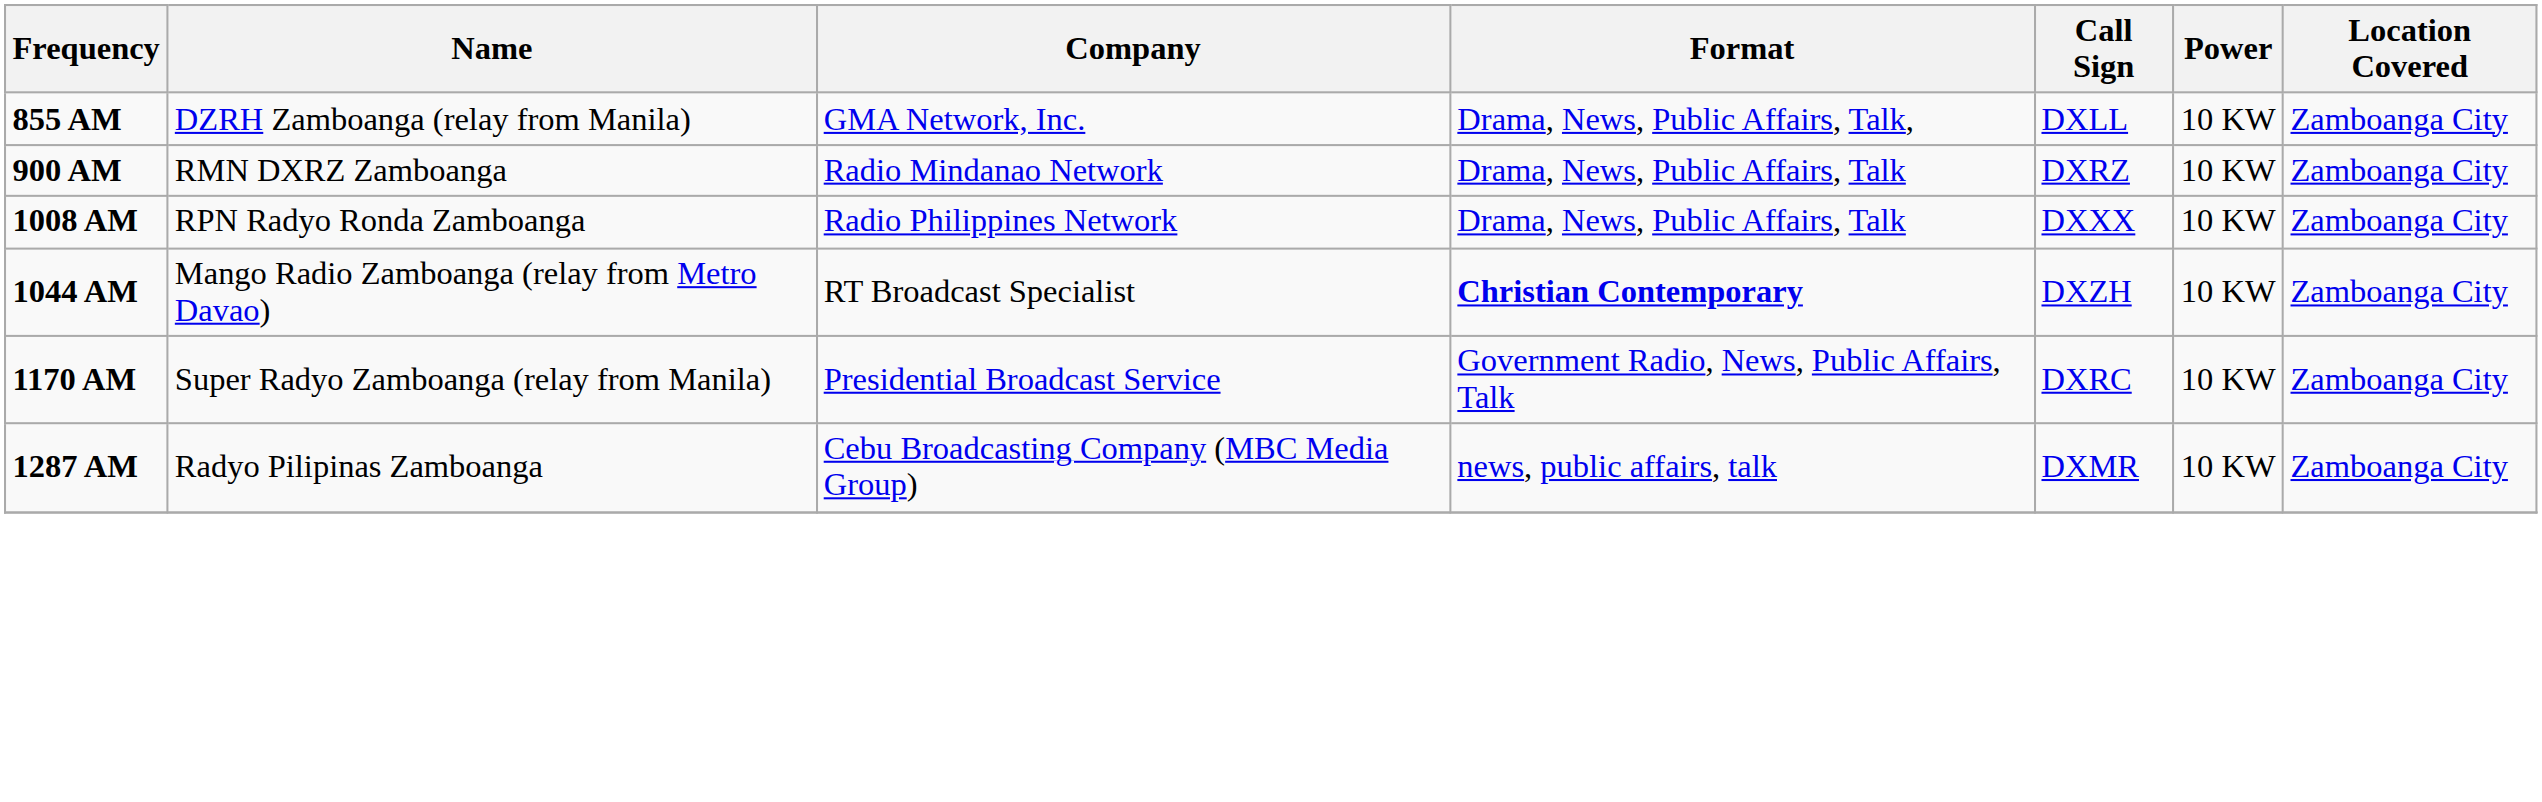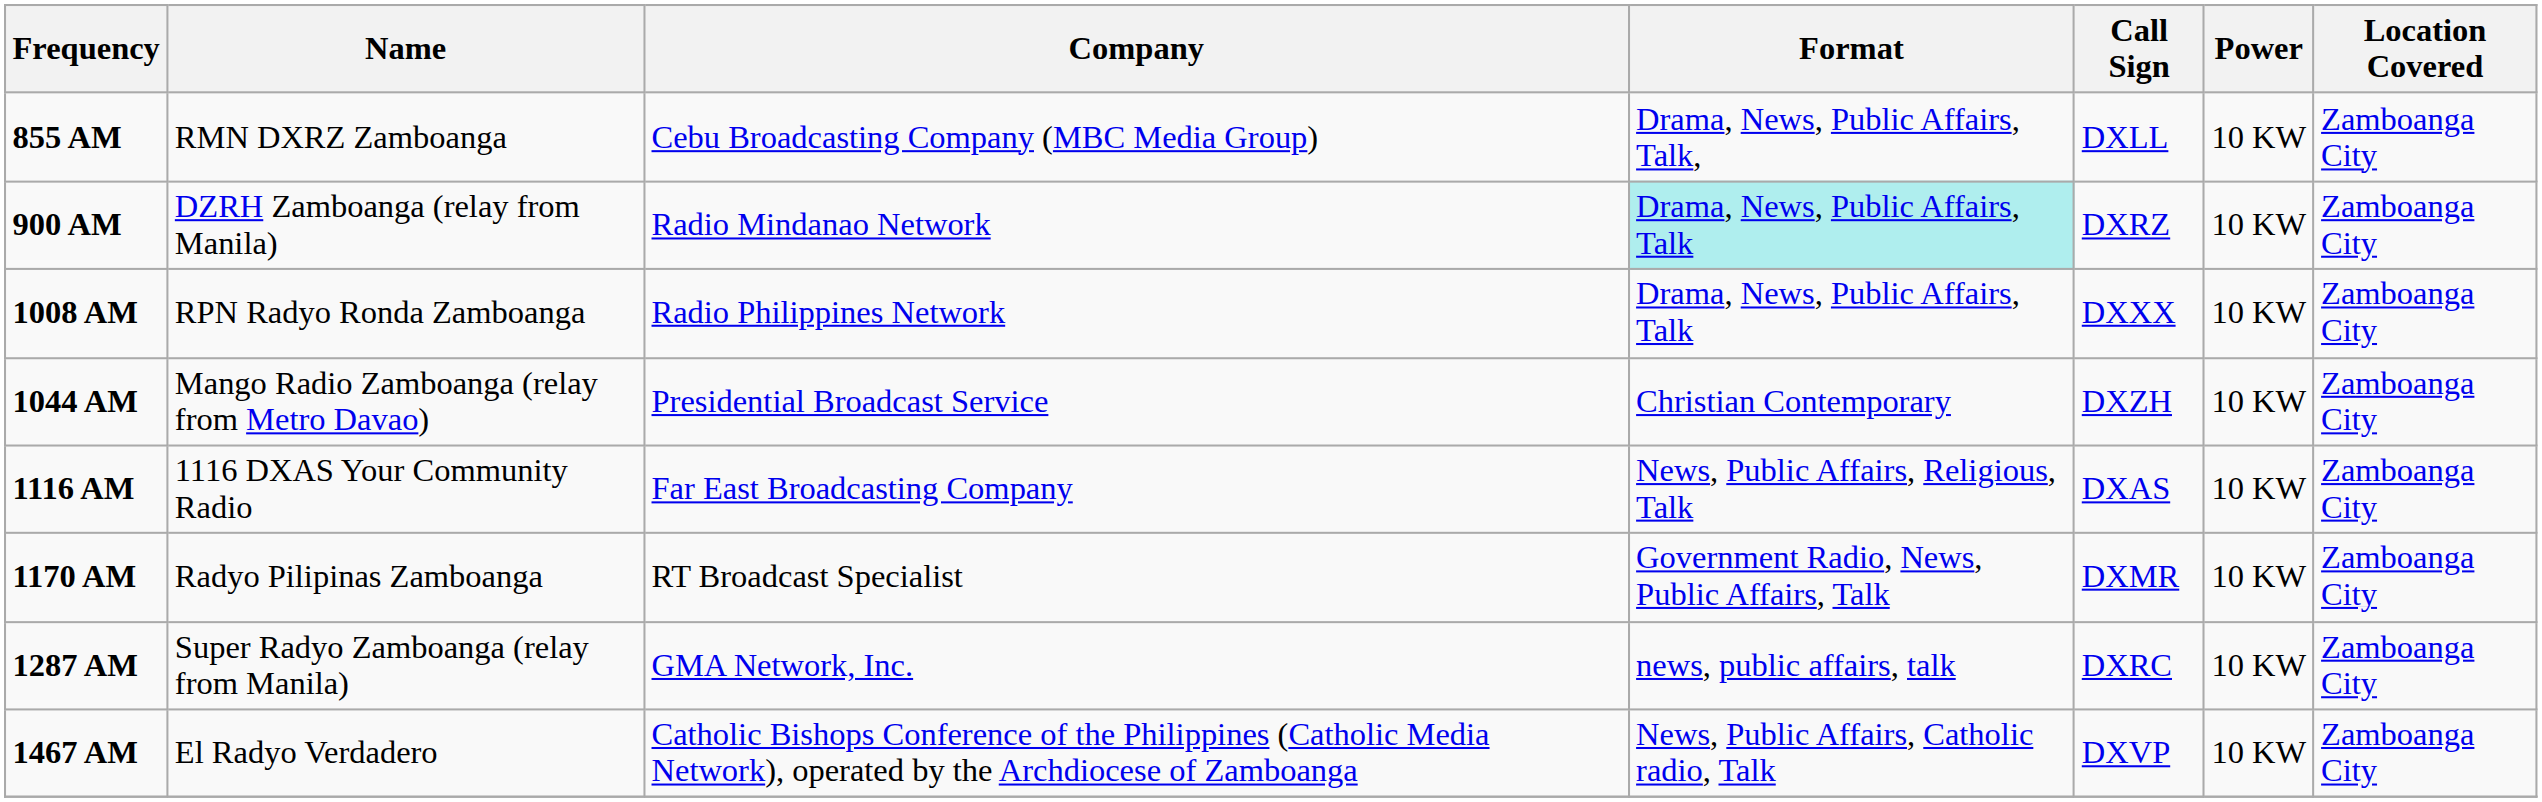(433, 118) DZRH Zamboanga (relay from Manila) -> (341, 136) RMN DXRZ Zamboanga
(955, 118) GMA Network, Inc. -> (985, 136) Cebu Broadcasting Company (MBC Media Group)
(341, 169) RMN DXRZ Zamboanga -> (377, 224) DZRH Zamboanga (relay from Manila)
(1682, 169) no background -> (1828, 224) paleturquoise background
(979, 291) RT Broadcast Specialist -> (850, 400) Presidential Broadcast Service
(1630, 291) bold -> (1794, 400) normal
+ row: (73, 488)
(473, 379) Super Radyo Zamboanga (relay from Manila) -> (359, 576) Radyo Pilipinas Zamboanga
(1022, 379) Presidential Broadcast Service -> (807, 576) RT Broadcast Specialist
(2087, 379) DXRC -> (2131, 576) DXMR
(359, 467) Radyo Pilipinas Zamboanga -> (382, 664) Super Radyo Zamboanga (relay from Manila)
(1106, 467) Cebu Broadcasting Company (MBC Media Group) -> (782, 664) GMA Network, Inc.
(2090, 467) DXMR -> (2127, 664) DXRC
+ row: (75, 752)
